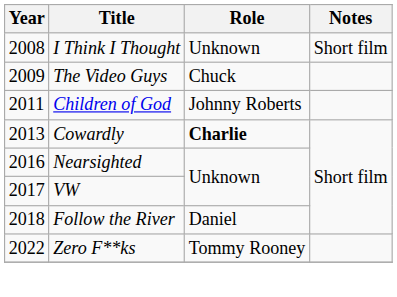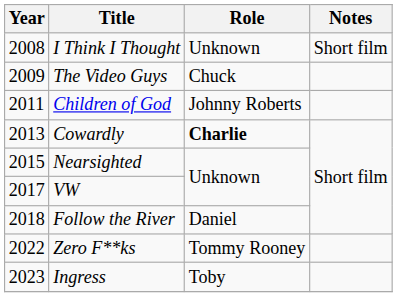(27, 162) 2016 -> (27, 162) 2015
+ row: (80, 276)
